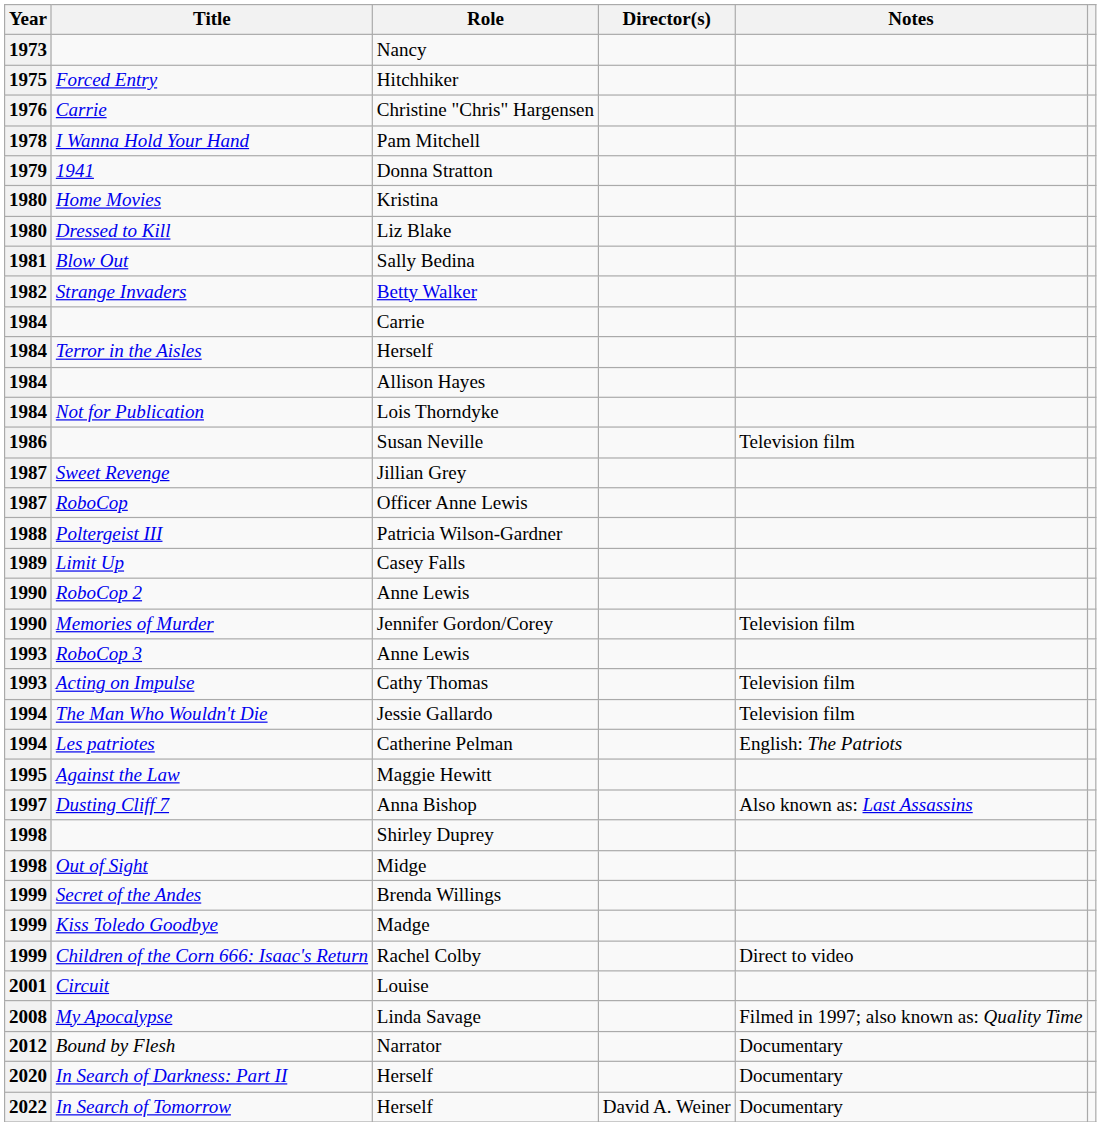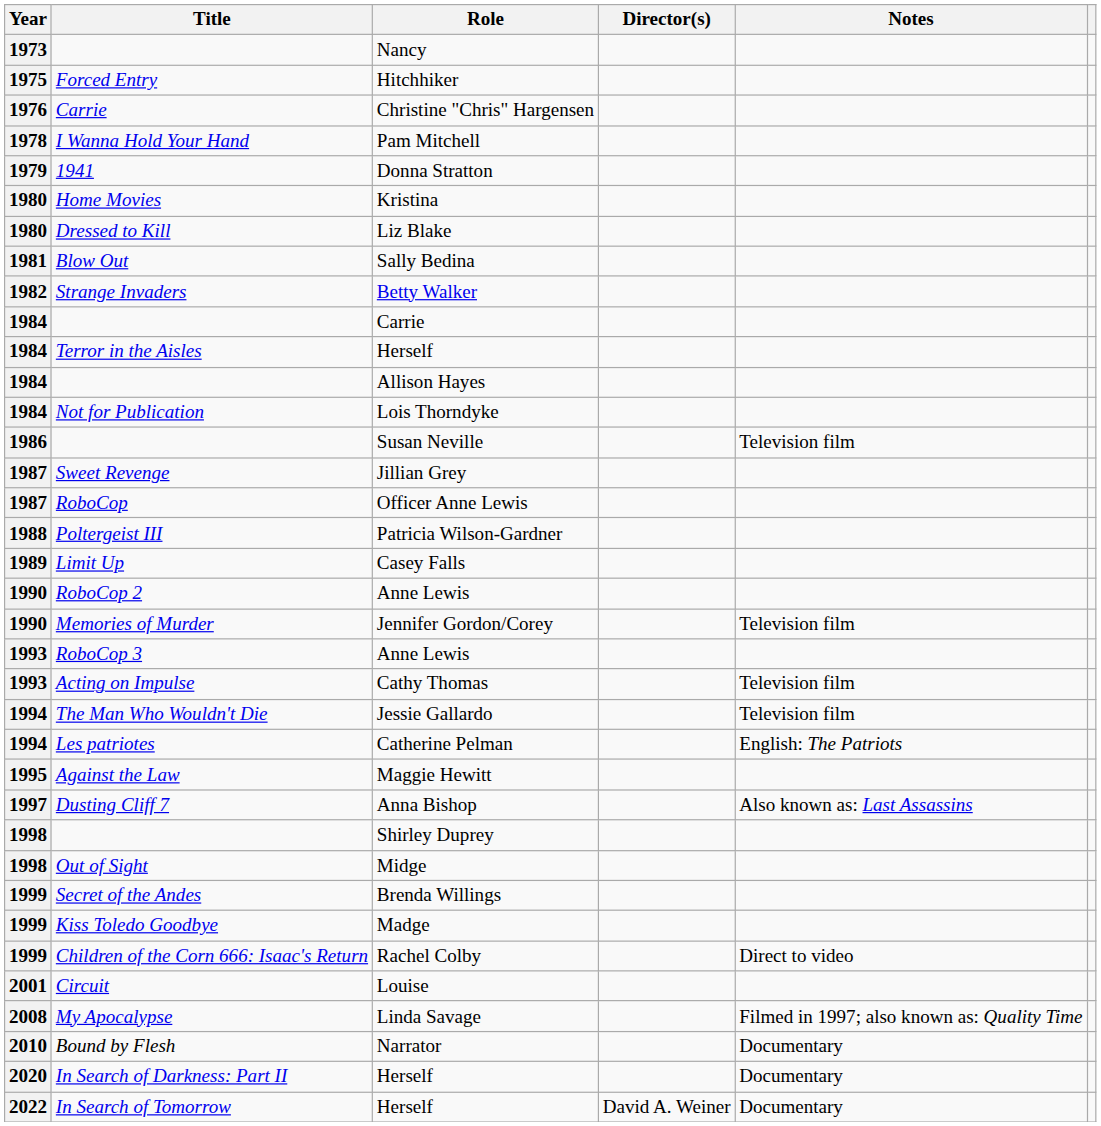(28, 1046) 2012 -> (28, 1046) 2010
